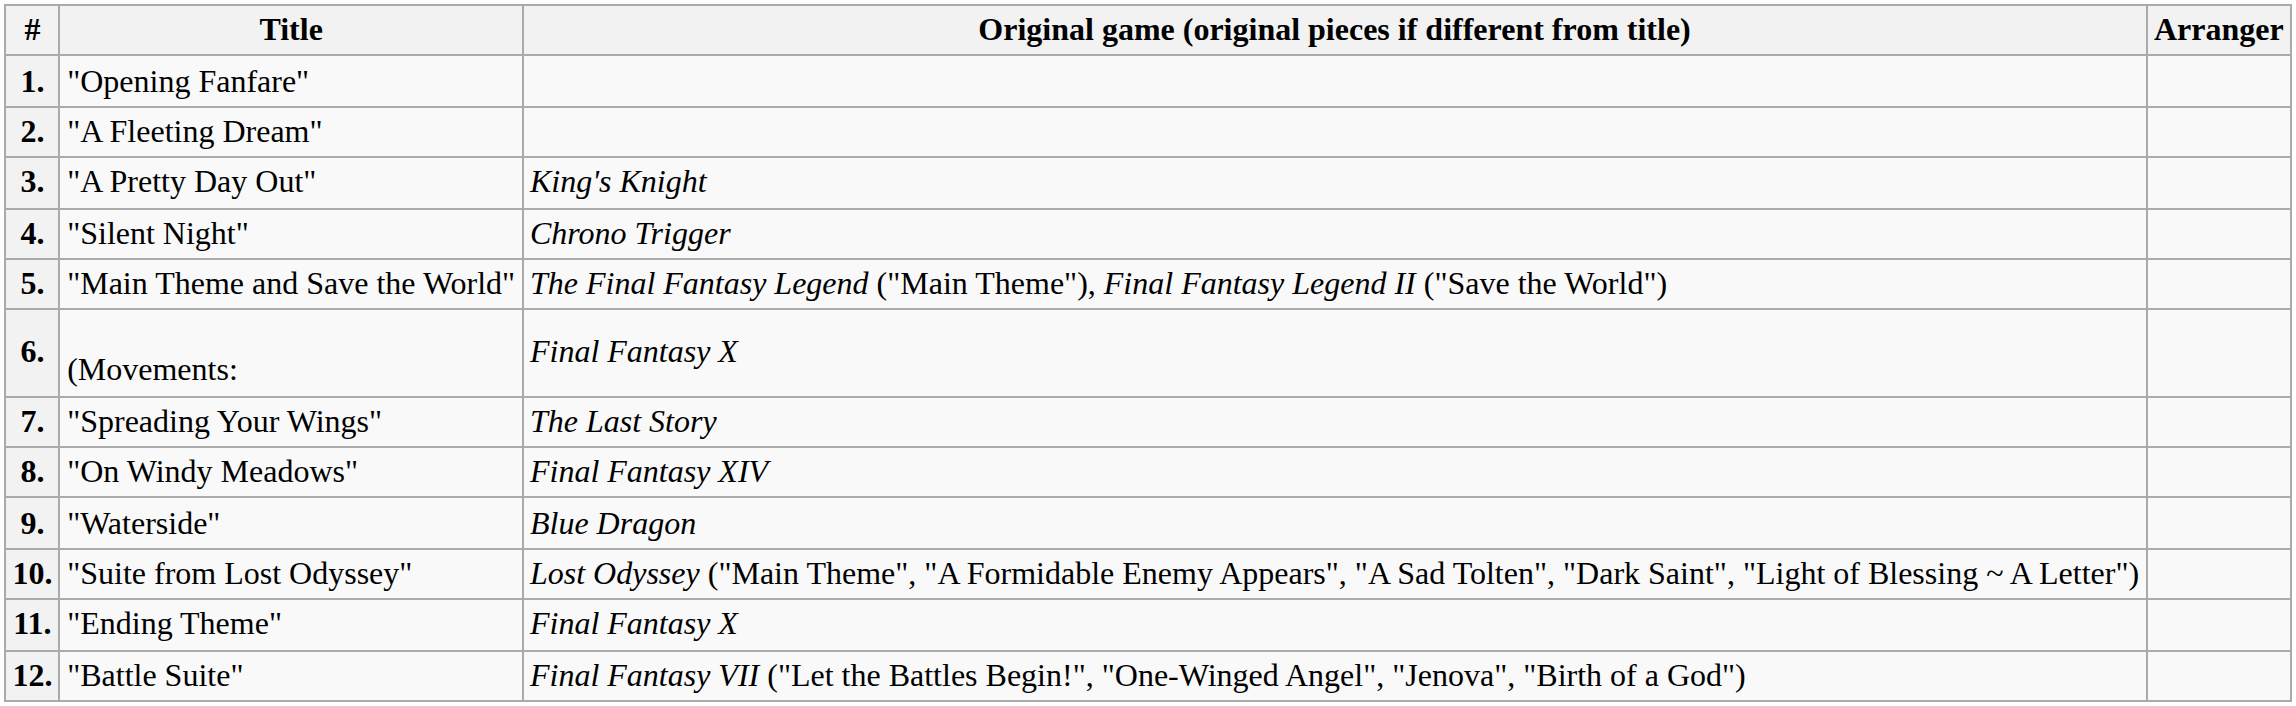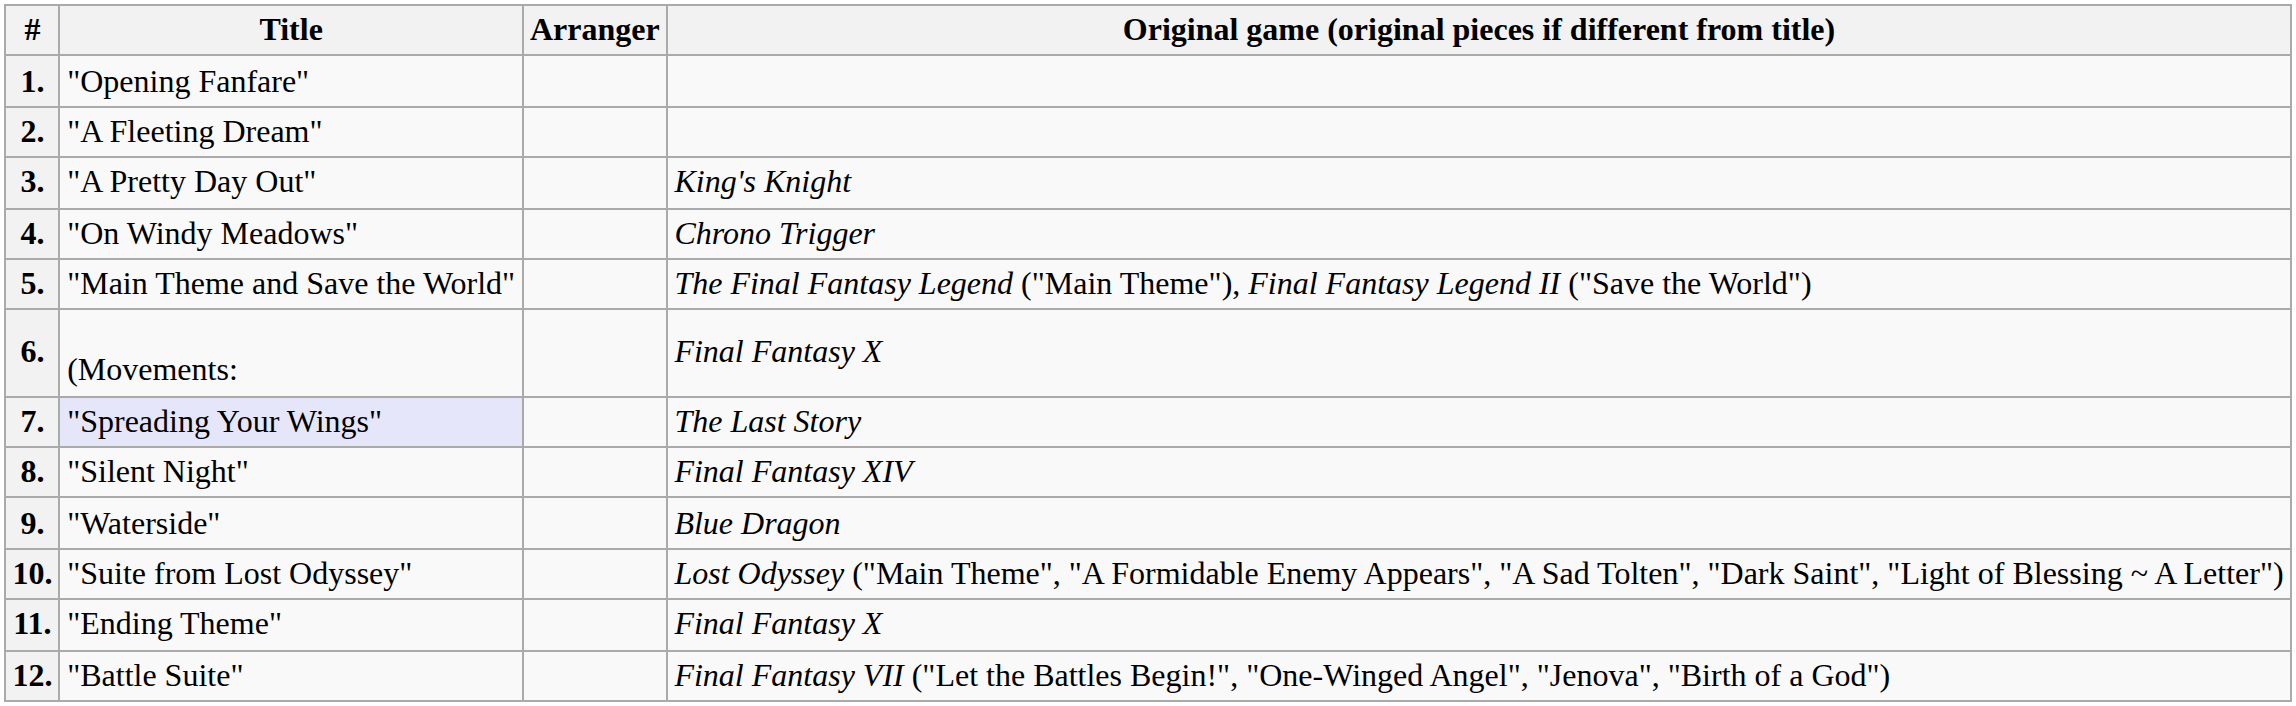columns swapped: (1335, 29) <-> (2219, 29)
(158, 232) "Silent Night" -> (213, 232) "On Windy Meadows"
(225, 421) no background -> (225, 421) lavender background
(213, 471) "On Windy Meadows" -> (158, 471) "Silent Night"
